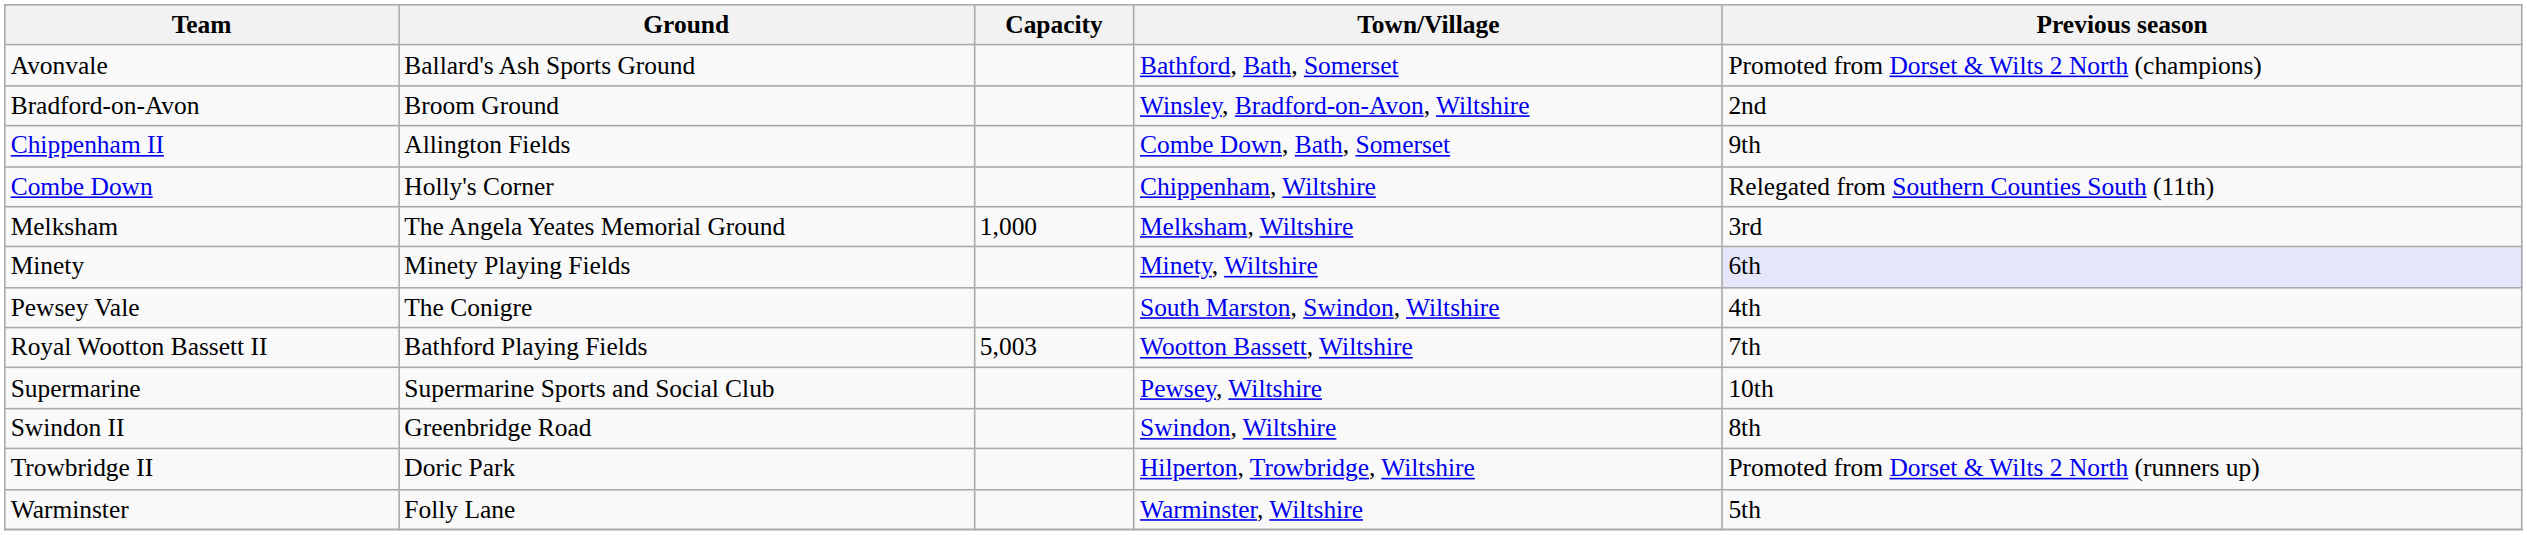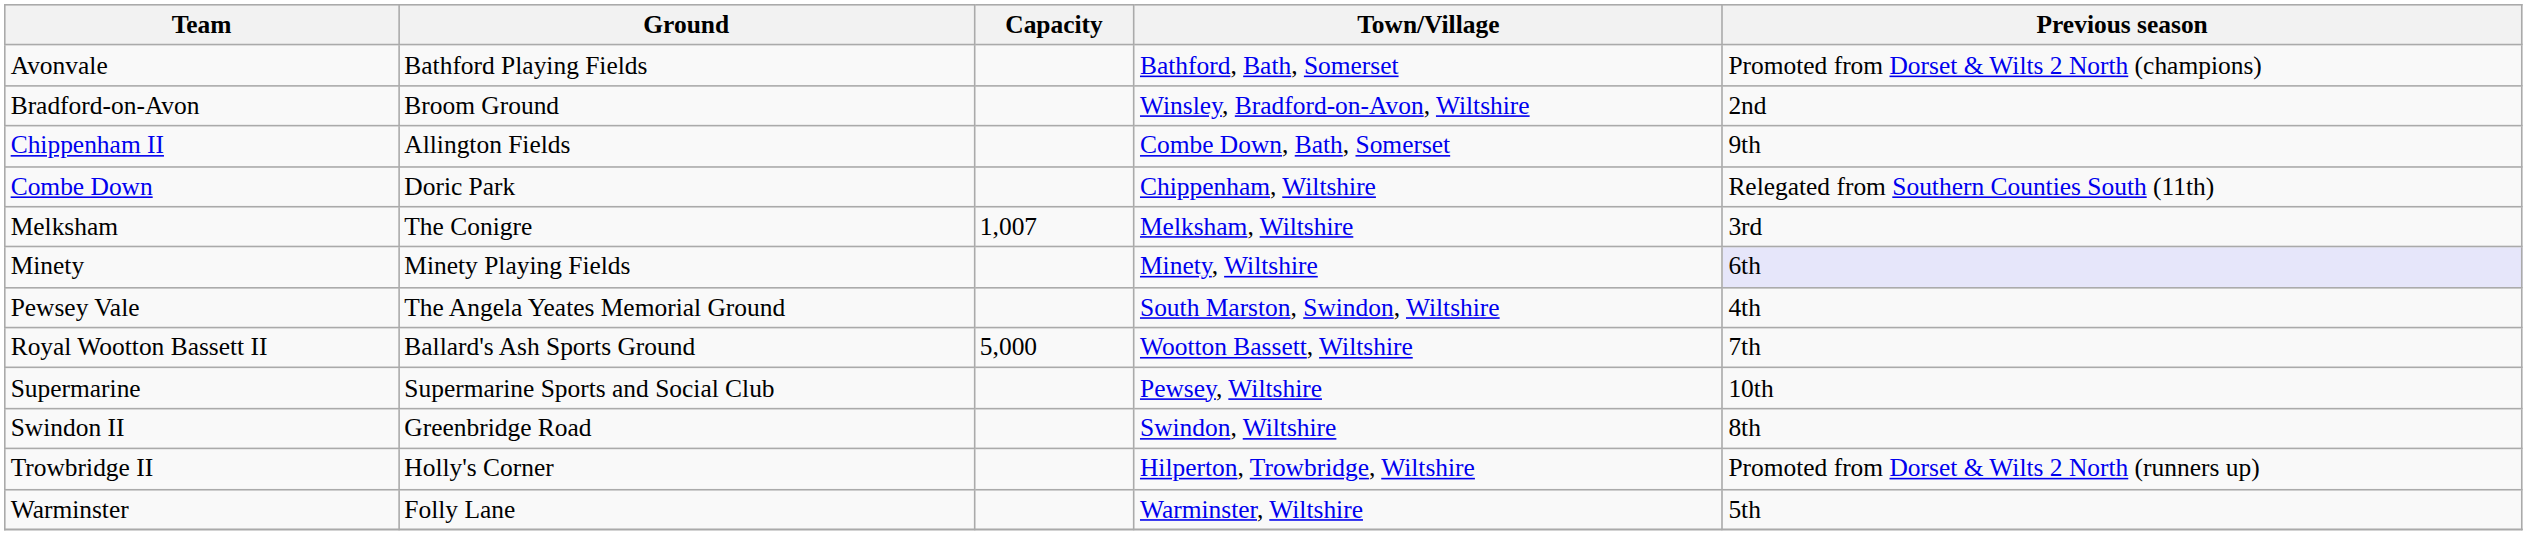(550, 65) Ballard's Ash Sports Ground -> (526, 65) Bathford Playing Fields
(479, 186) Holly's Corner -> (460, 186) Doric Park
(595, 226) The Angela Yeates Memorial Ground -> (468, 226) The Conigre
(1008, 226) 1,000 -> (1008, 226) 1,007
(468, 307) The Conigre -> (595, 307) The Angela Yeates Memorial Ground
(526, 347) Bathford Playing Fields -> (550, 347) Ballard's Ash Sports Ground
(1008, 347) 5,003 -> (1008, 347) 5,000
(460, 468) Doric Park -> (479, 468) Holly's Corner
